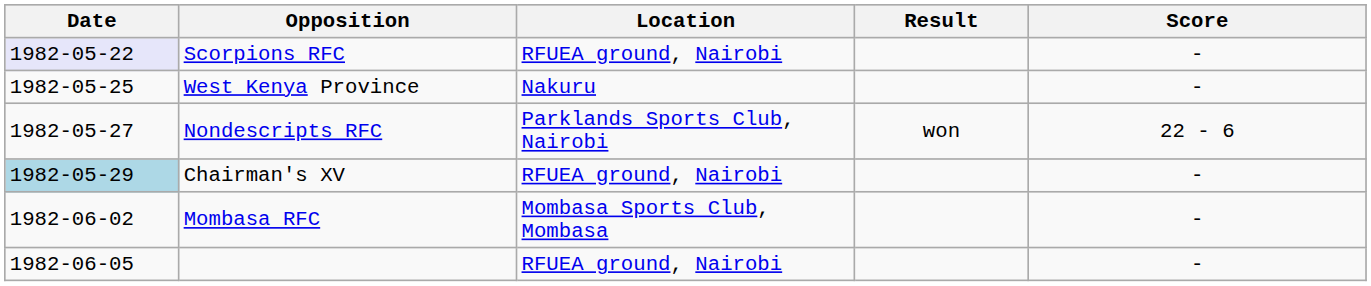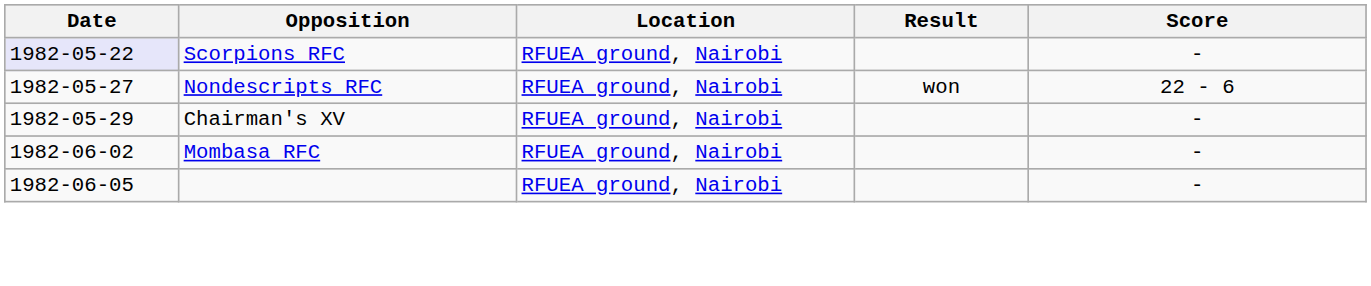- row: (302, 87)
(658, 131) Parklands Sports Club, Nairobi -> (652, 87) RFUEA ground, Nairobi
(72, 175) lightblue background -> (72, 119) no background
(646, 220) Mombasa Sports Club, Mombasa -> (652, 152) RFUEA ground, Nairobi
